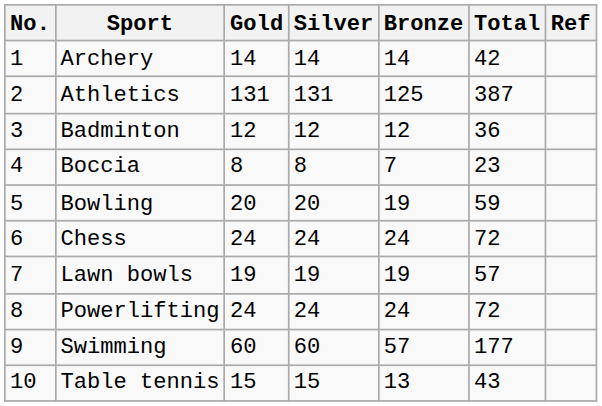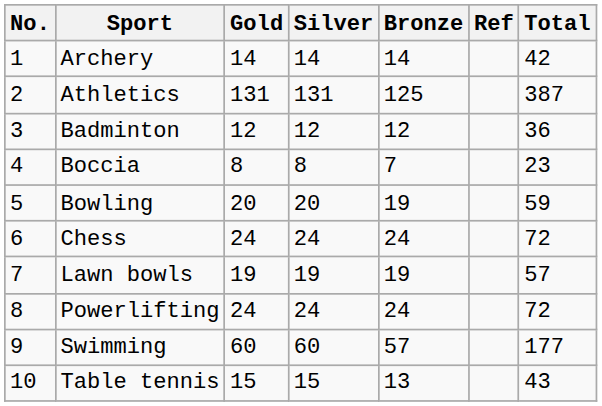columns swapped: (507, 23) <-> (571, 23)
